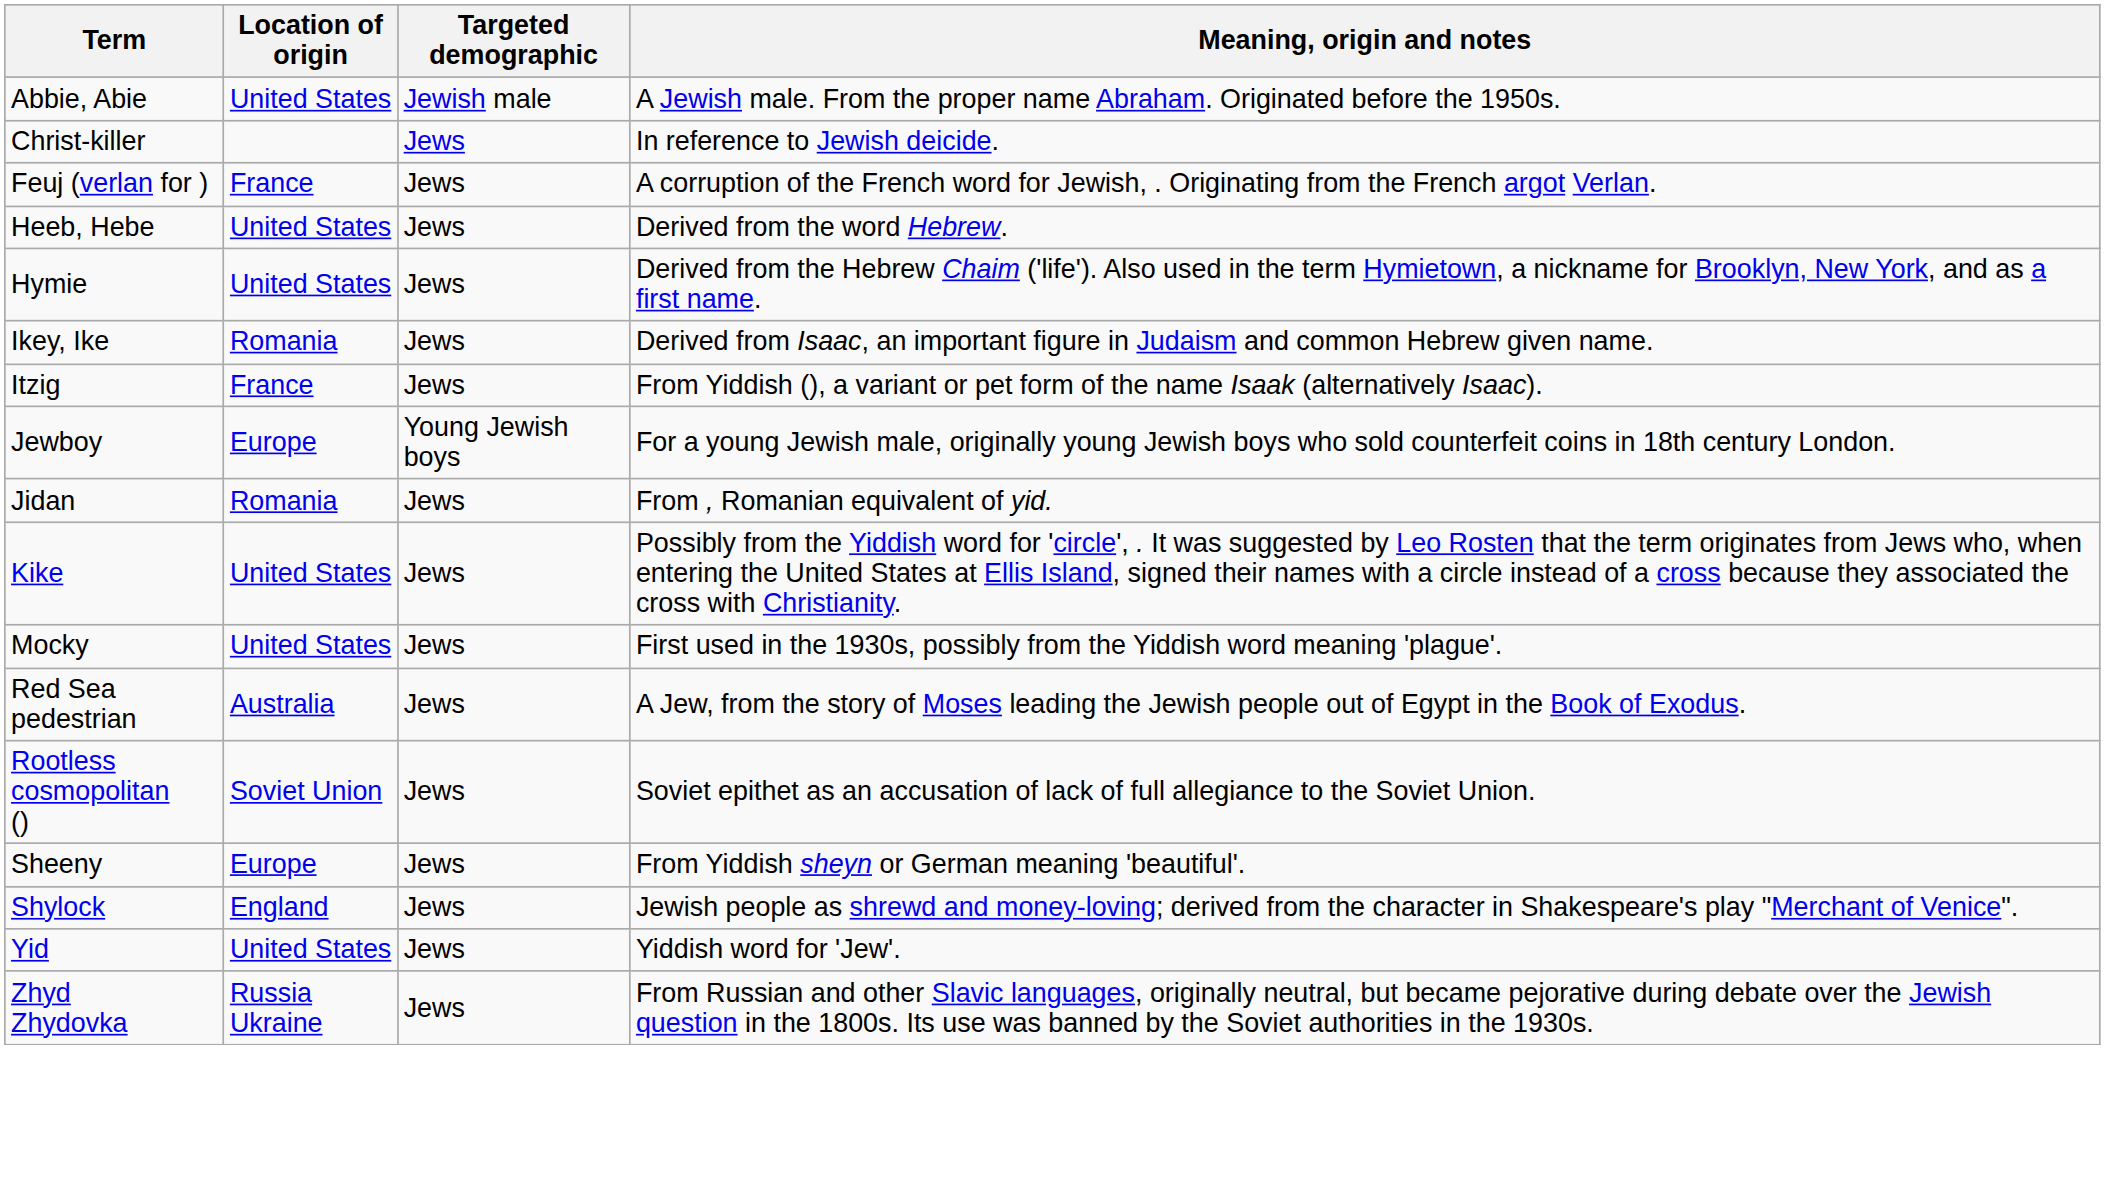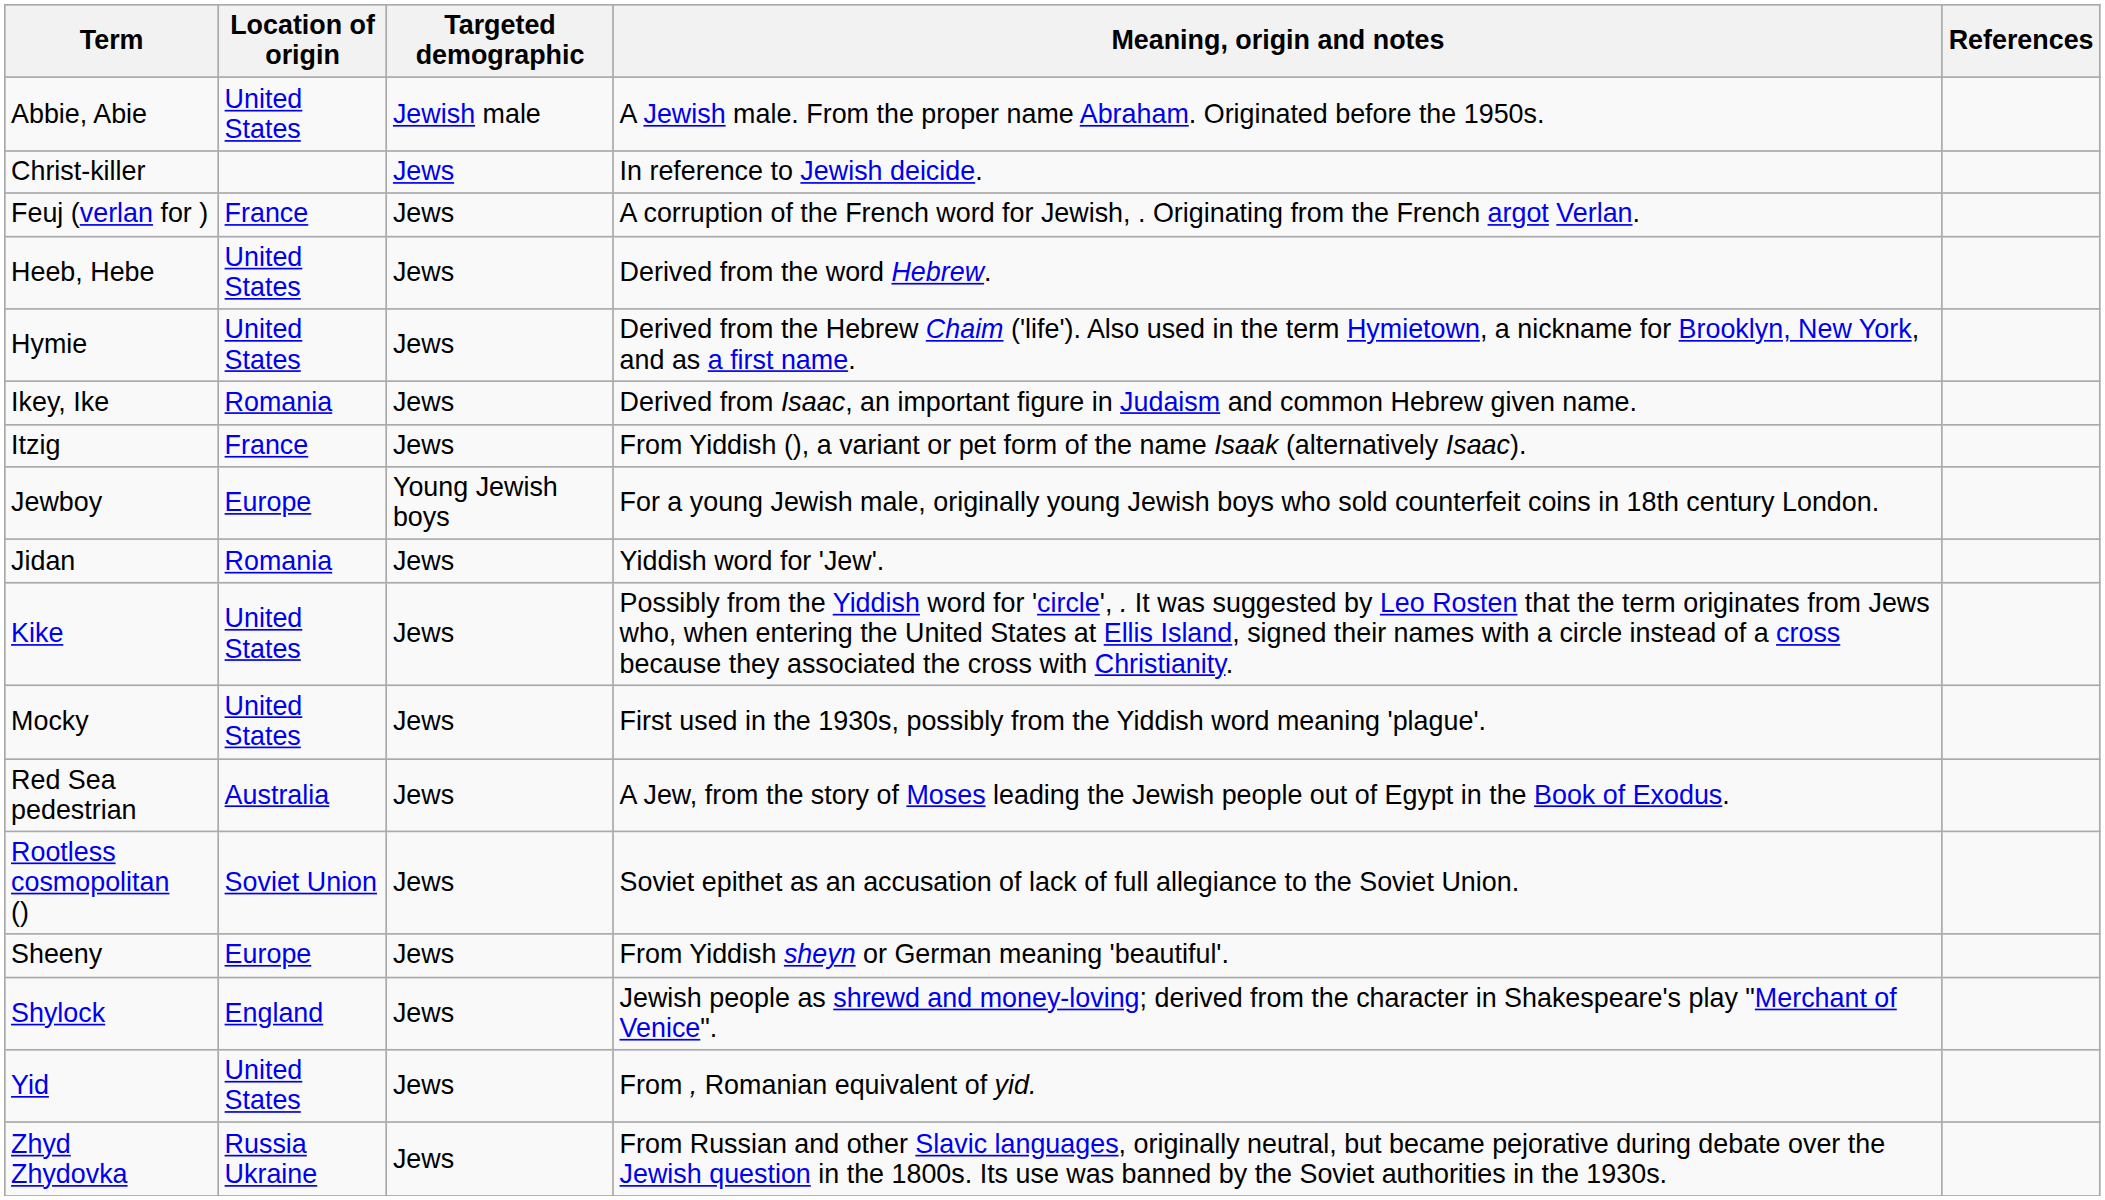+ column: (2021, 40)
(844, 500) From , Romanian equivalent of yid. -> (752, 560) Yiddish word for 'Jew'.
(768, 949) Yiddish word for 'Jew'. -> (828, 1085) From , Romanian equivalent of yid.
